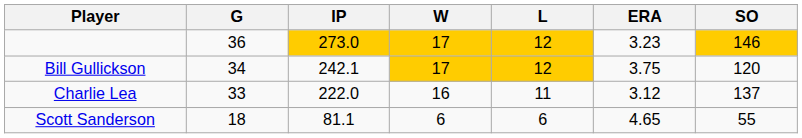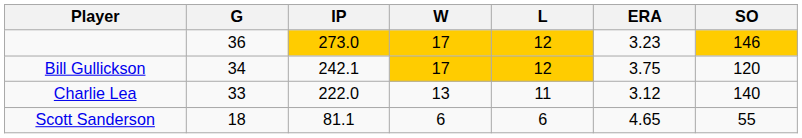(441, 94) 16 -> (441, 94) 13
(747, 94) 137 -> (747, 94) 140
